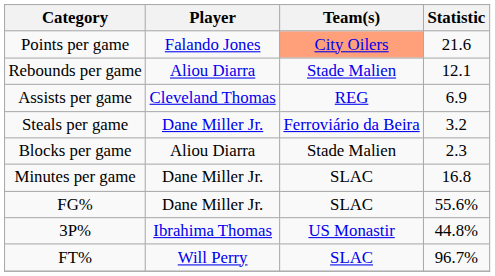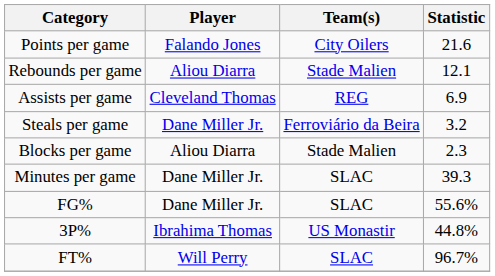(352, 44) lightsalmon background -> (352, 44) no background
(456, 177) 16.8 -> (456, 177) 39.3
